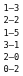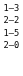- row: (11, 45)
- row: (11, 69)
